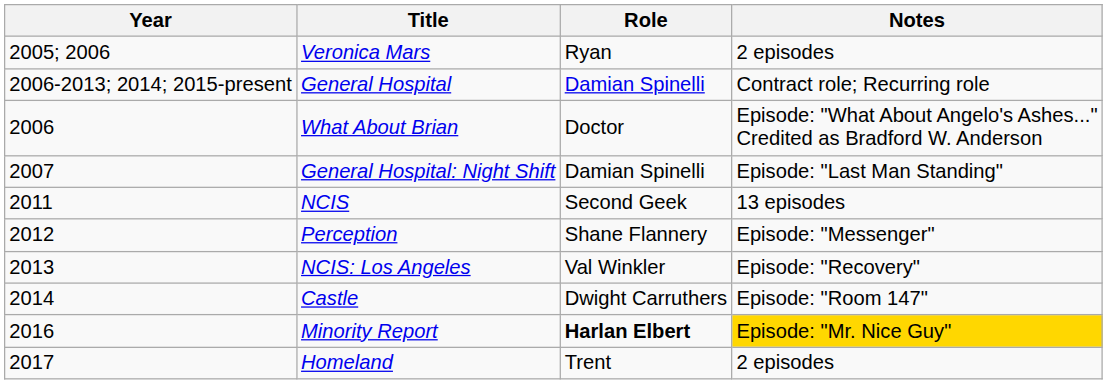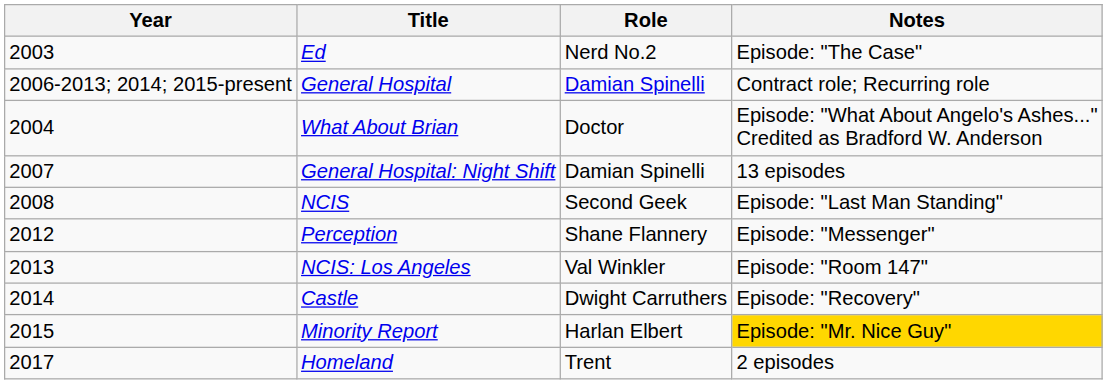+ row: (313, 52)
- row: (366, 52)
(32, 127) 2006 -> (32, 127) 2004
(870, 171) Episode: "Last Man Standing" -> (791, 171) 13 episodes
(31, 203) 2011 -> (32, 203) 2008
(791, 203) 13 episodes -> (870, 203) Episode: "Last Man Standing"
(828, 266) Episode: "Recovery" -> (832, 266) Episode: "Room 147"
(832, 298) Episode: "Room 147" -> (828, 298) Episode: "Recovery"
(32, 330) 2016 -> (32, 330) 2015
(627, 330) bold -> (624, 330) normal
